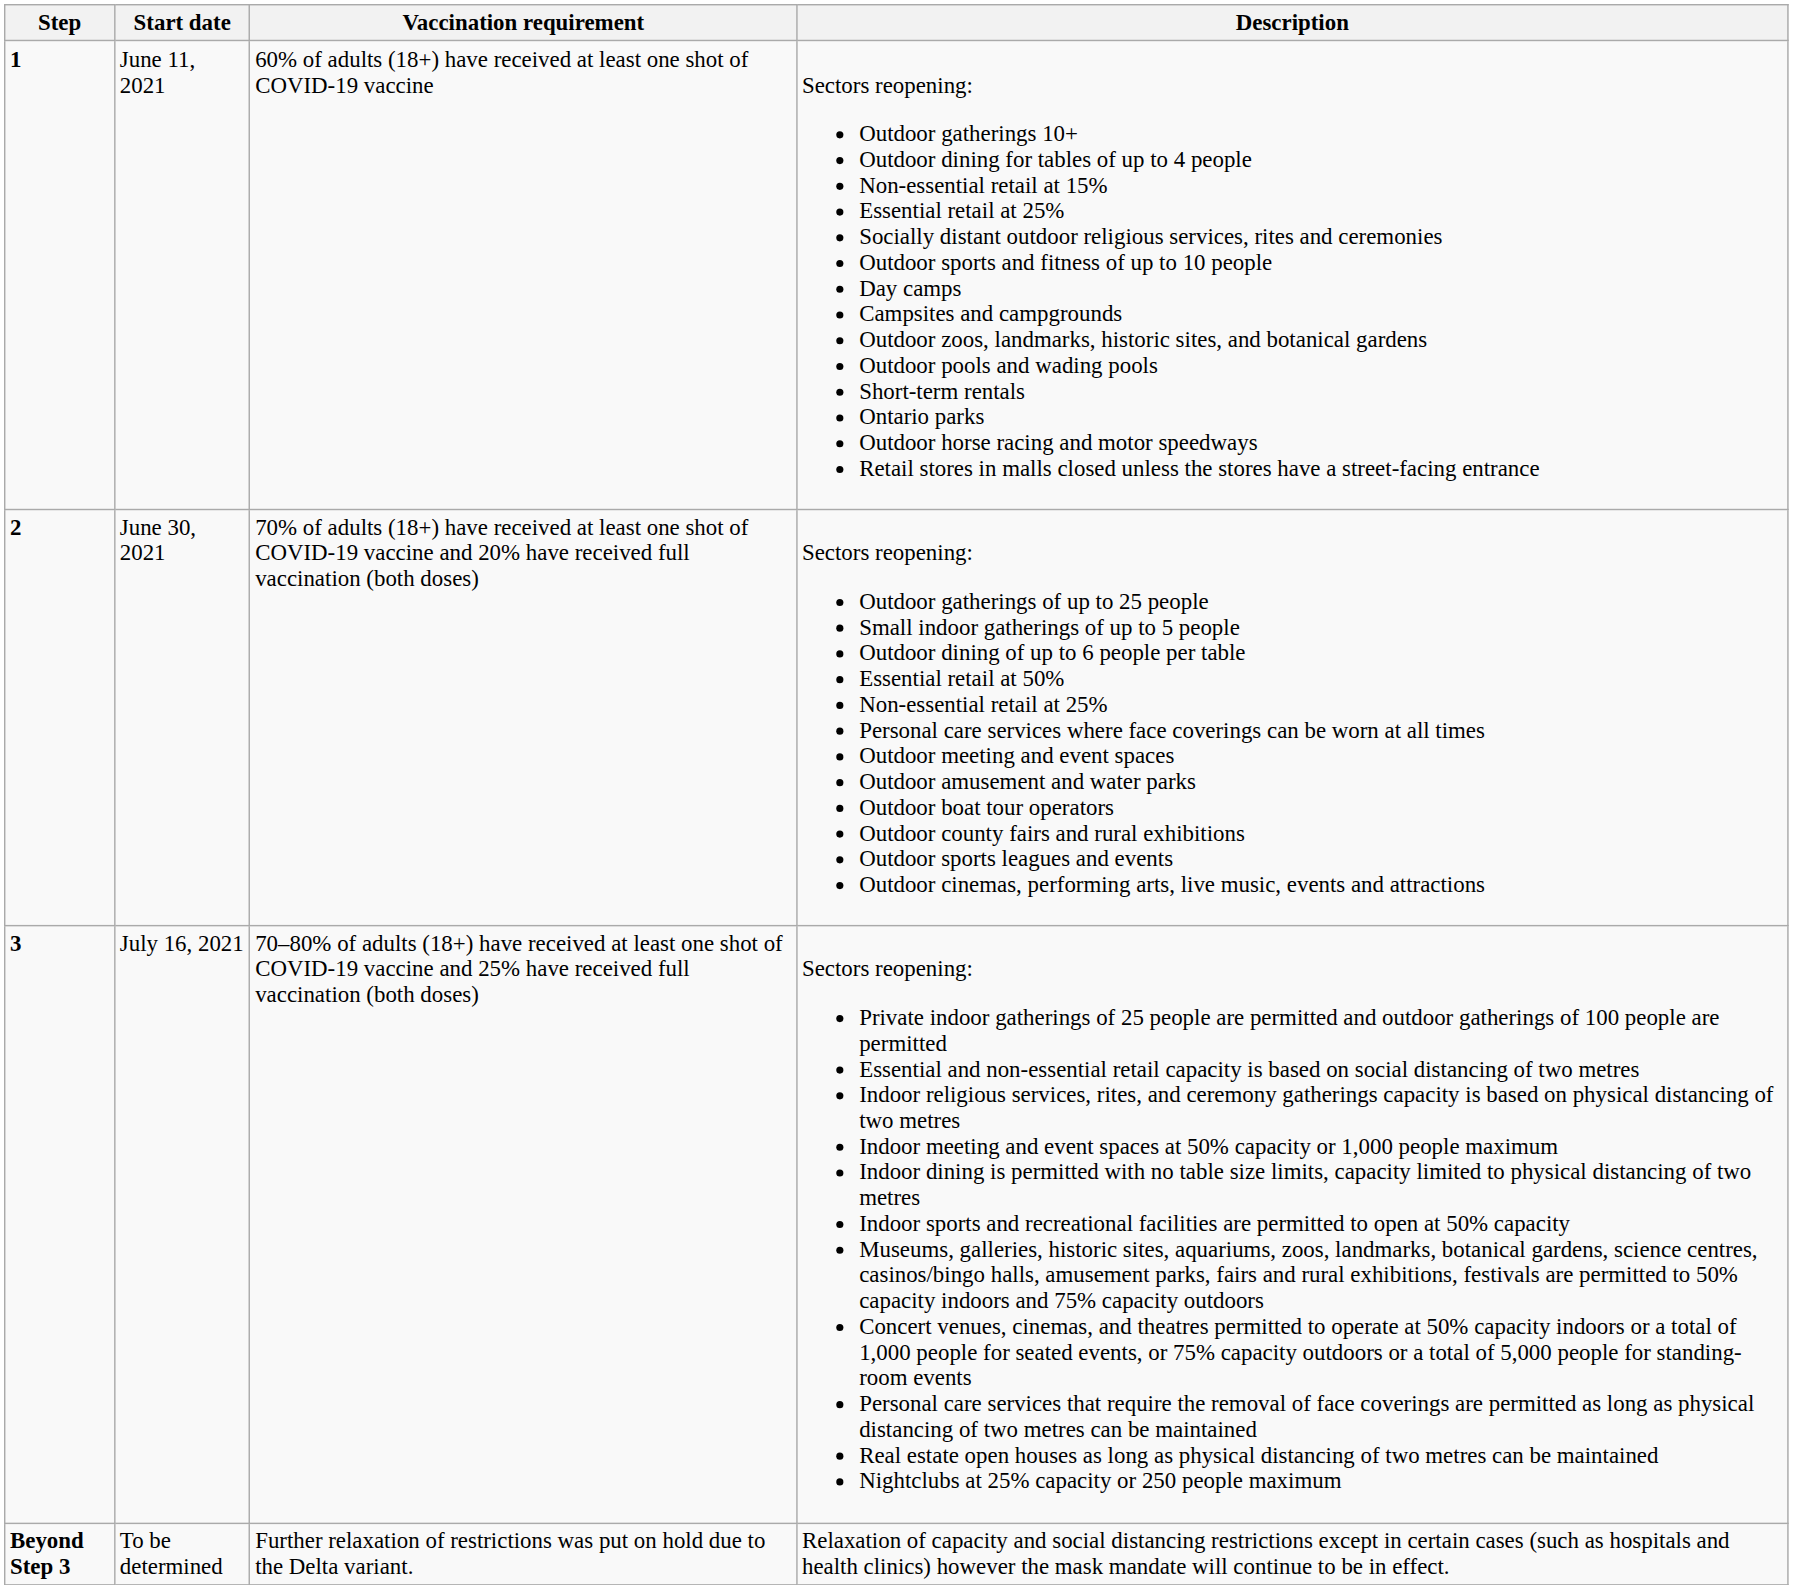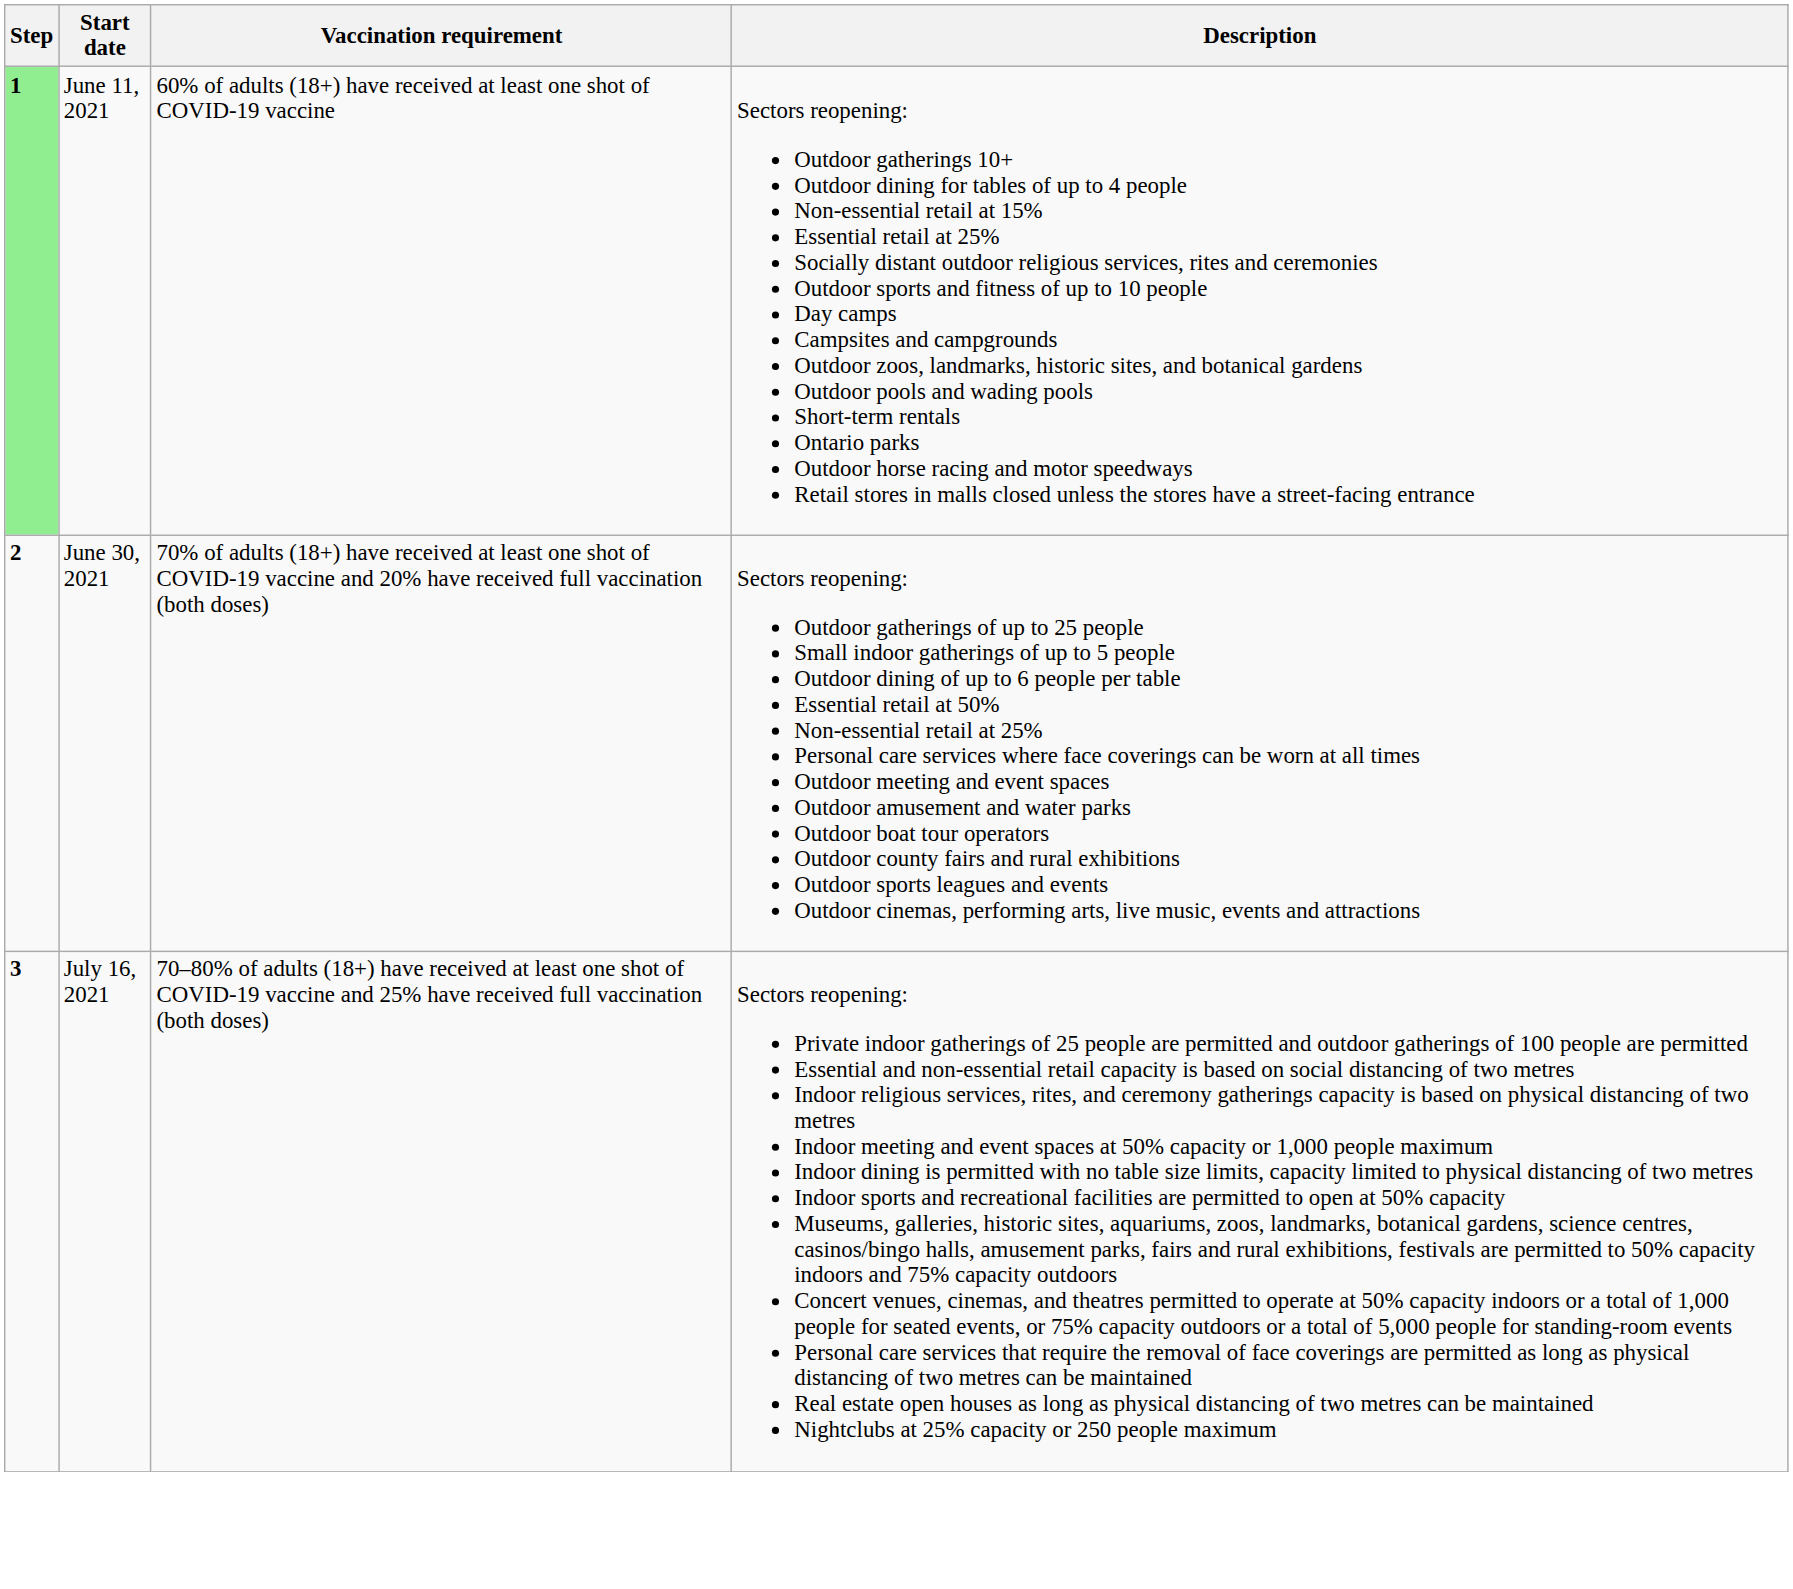(16, 58) no background -> (16, 84) lightgreen background
- row: (171, 1553)
